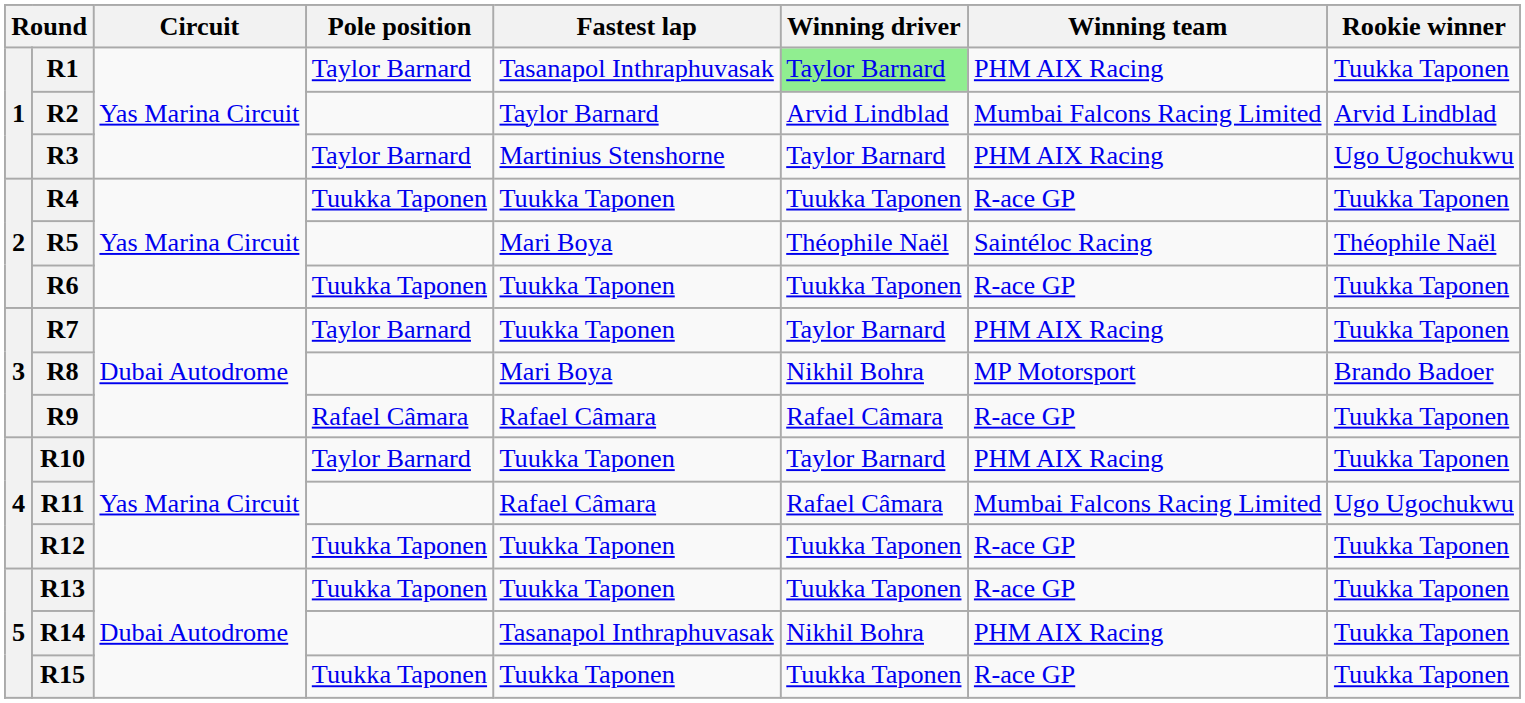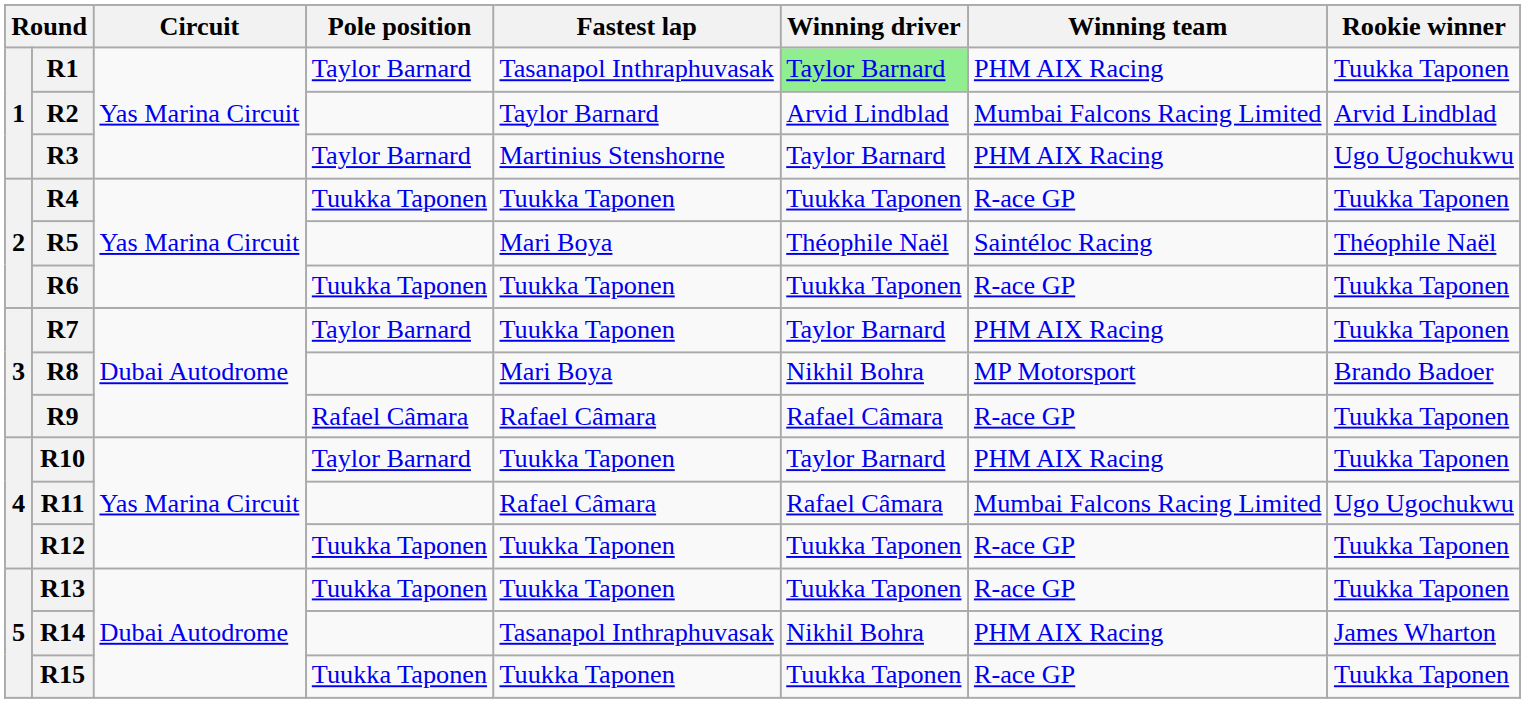(1422, 632) Tuukka Taponen -> (1415, 632) James Wharton
